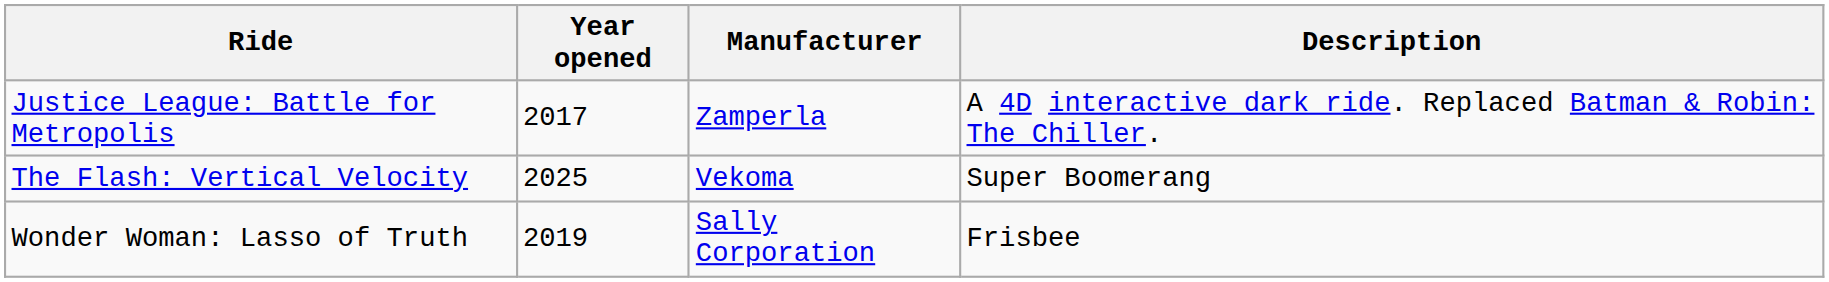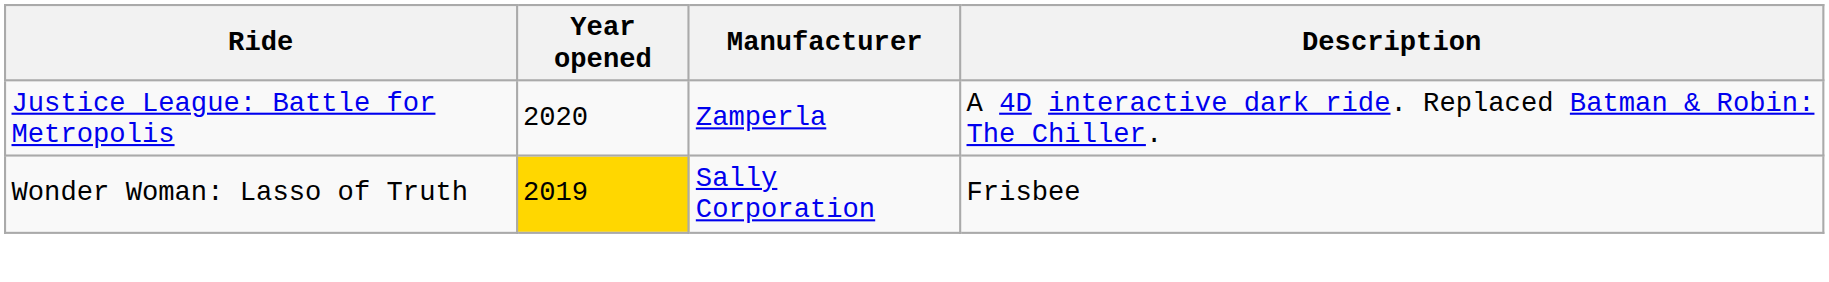(556, 118) 2017 -> (556, 118) 2020
- row: (240, 178)
(556, 238) no background -> (556, 194) gold background
